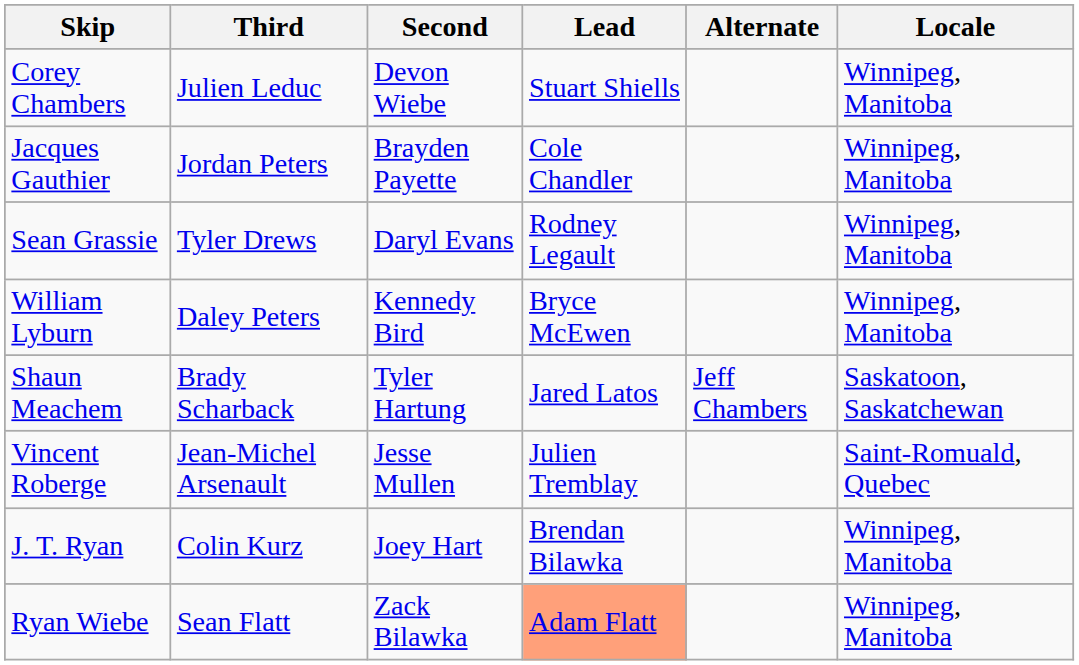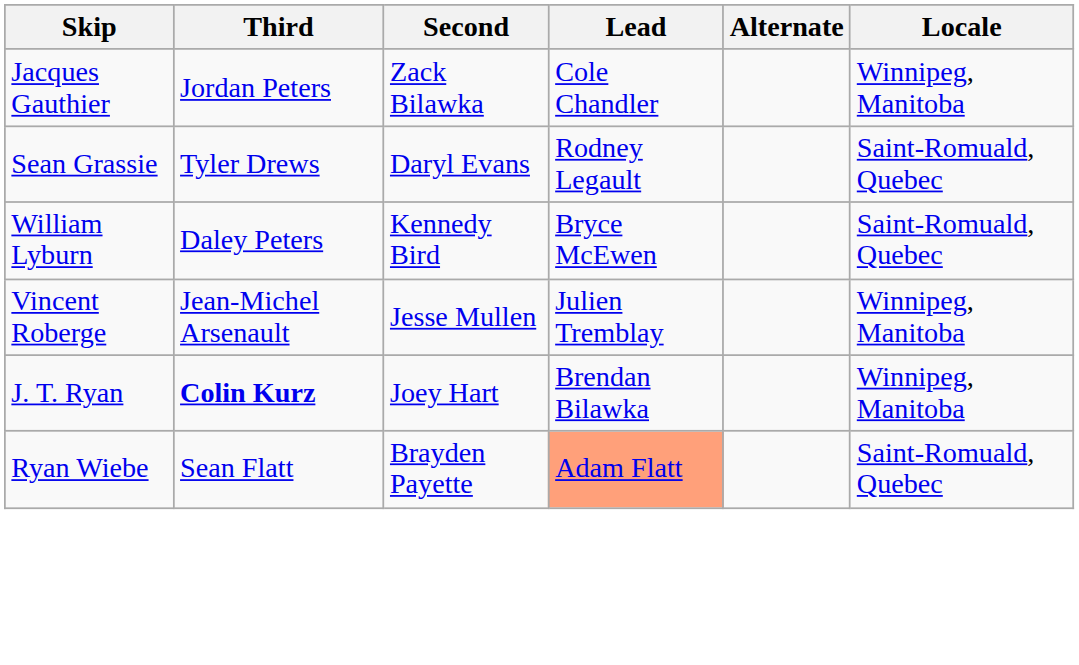- row: (68, 87)
(421, 163) Brayden Payette -> (437, 87) Zack Bilawka
(902, 240) Winnipeg, Manitoba -> (946, 163) Saint-Romuald, Quebec
(902, 316) Winnipeg, Manitoba -> (946, 240) Saint-Romuald, Quebec
- row: (67, 392)
(933, 469) Saint-Romuald, Quebec -> (915, 316) Winnipeg, Manitoba
(240, 545) normal -> (248, 392) bold
(421, 621) Zack Bilawka -> (438, 469) Brayden Payette
(902, 621) Winnipeg, Manitoba -> (946, 469) Saint-Romuald, Quebec
